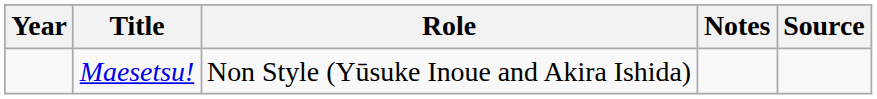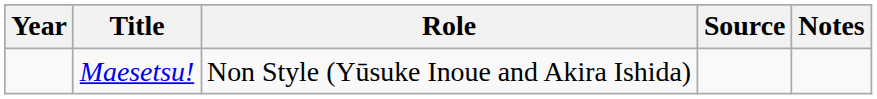columns swapped: (737, 26) <-> (824, 26)
